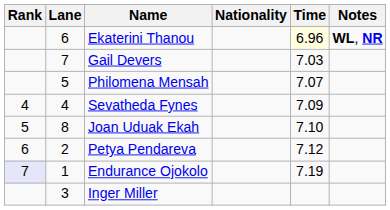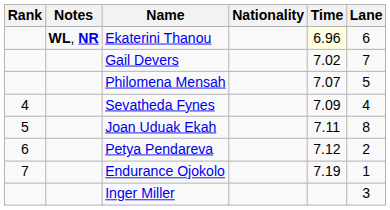columns swapped: (65, 15) <-> (358, 15)
(310, 60) 7.03 -> (327, 60) 7.02
(310, 127) 7.10 -> (327, 127) 7.11
(25, 171) lavender background -> (25, 171) no background
